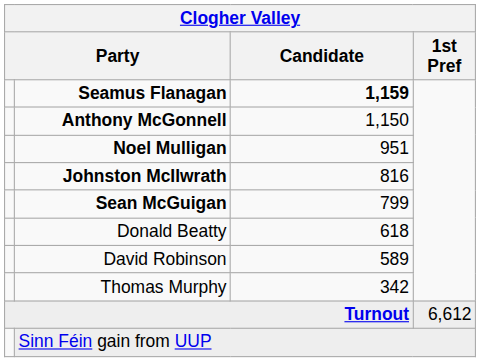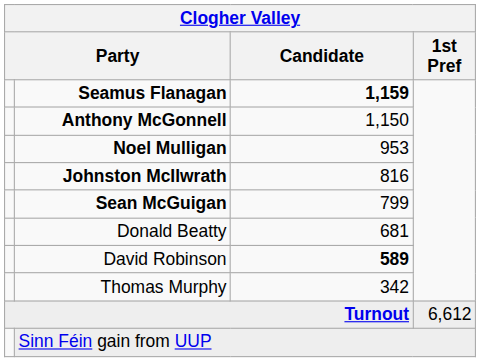(394, 148) 951 -> (394, 148) 953
(394, 231) 618 -> (394, 231) 681
(394, 259) normal -> (394, 259) bold
